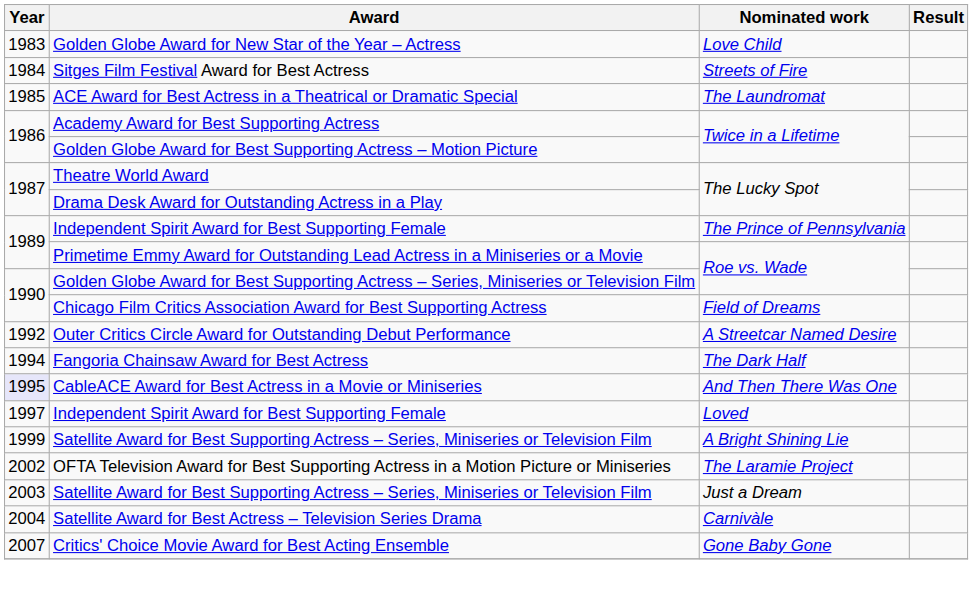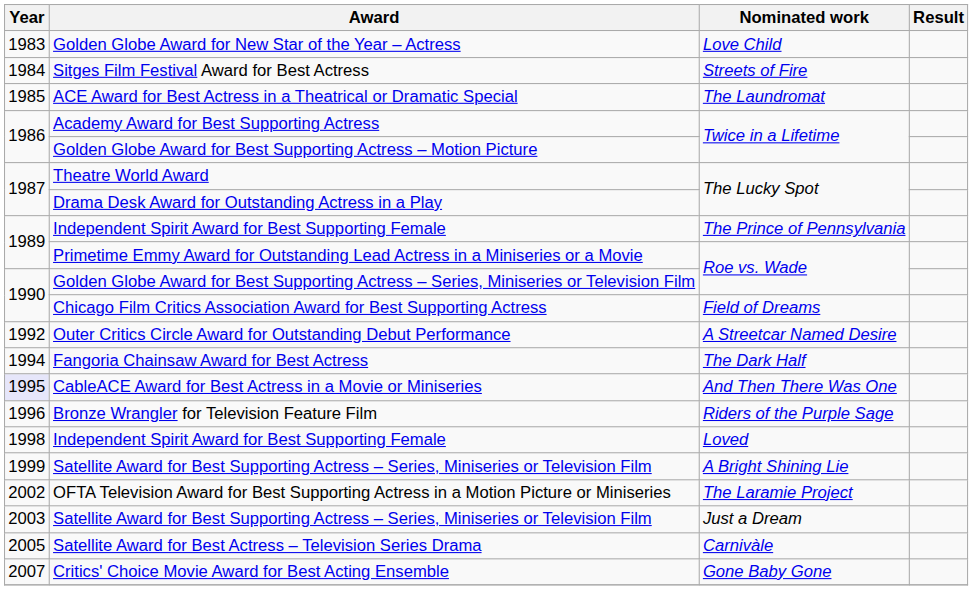+ row: (215, 413)
(27, 413) 1997 -> (27, 439) 1998
(27, 519) 2004 -> (27, 545) 2005
